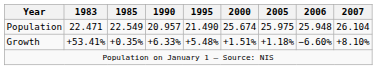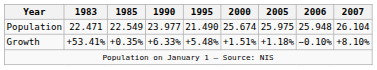(164, 27) 20.957 -> (164, 27) 23.977
(315, 42) −6.60% -> (315, 42) −0.10%
